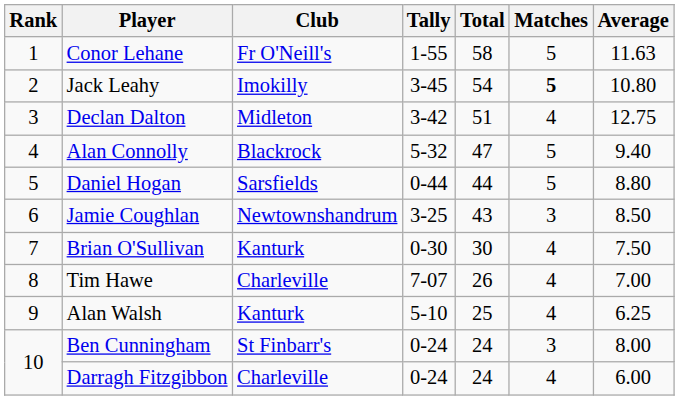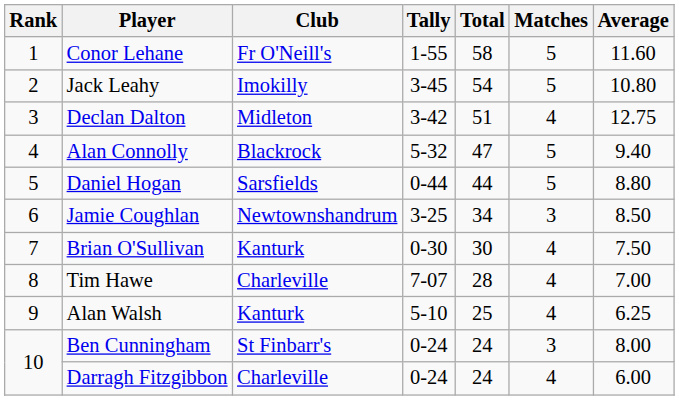(633, 53) 11.63 -> (633, 53) 11.60
(551, 85) bold -> (551, 85) normal
(482, 215) 43 -> (482, 215) 34
(482, 280) 26 -> (482, 280) 28
